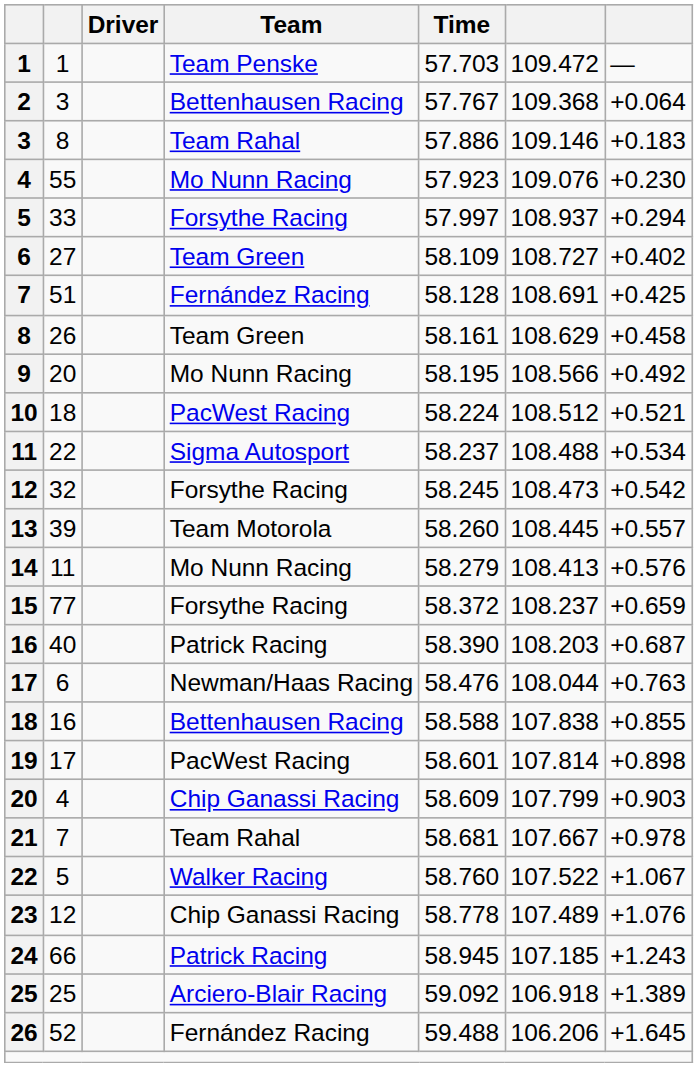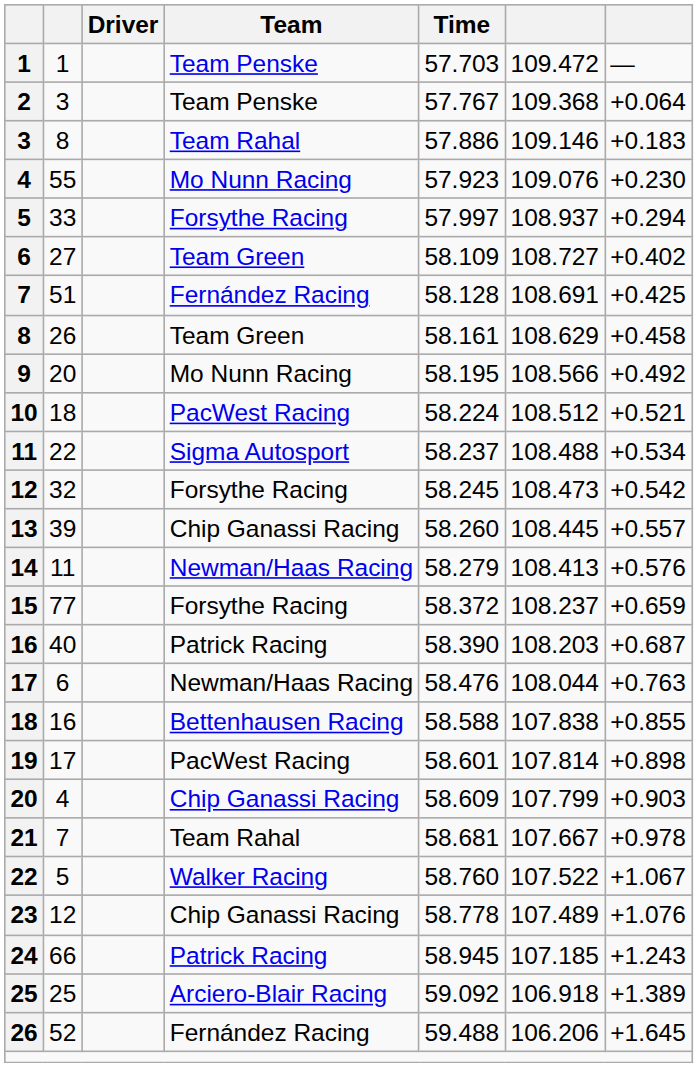(287, 102) Bettenhausen Racing -> (244, 102) Team Penske
(251, 528) Team Motorola -> (285, 528) Chip Ganassi Racing
(261, 567) Mo Nunn Racing -> (291, 567) Newman/Haas Racing
